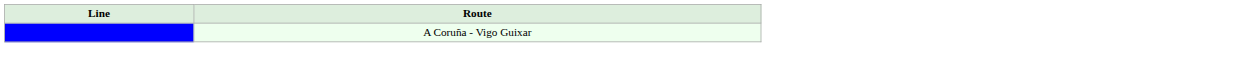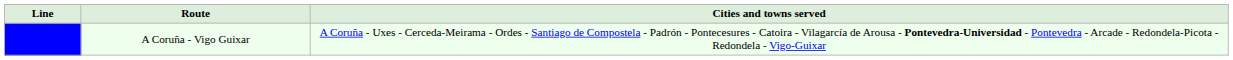+ column: (769, 14)
